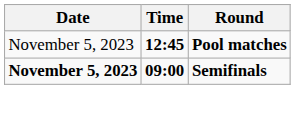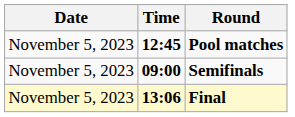(73, 71) bold -> (71, 71) normal
+ row: (207, 97)
